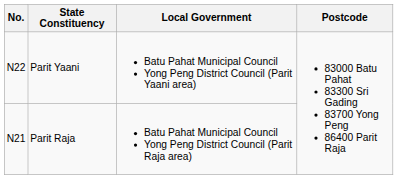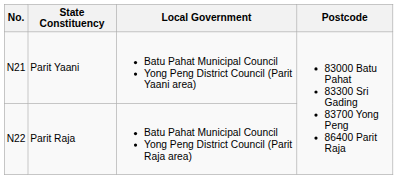(16, 67) N22 -> (16, 67) N21
(16, 139) N21 -> (16, 139) N22
